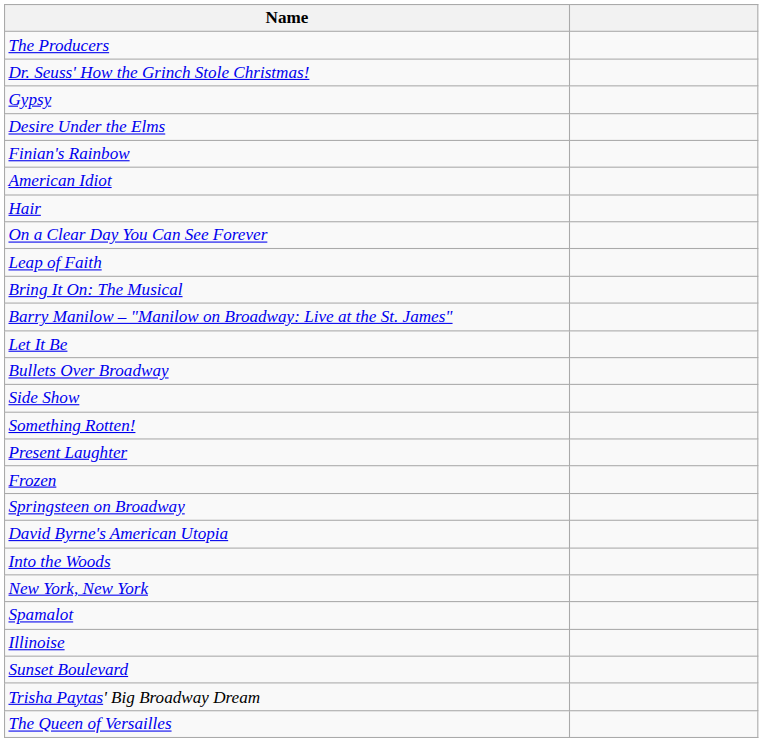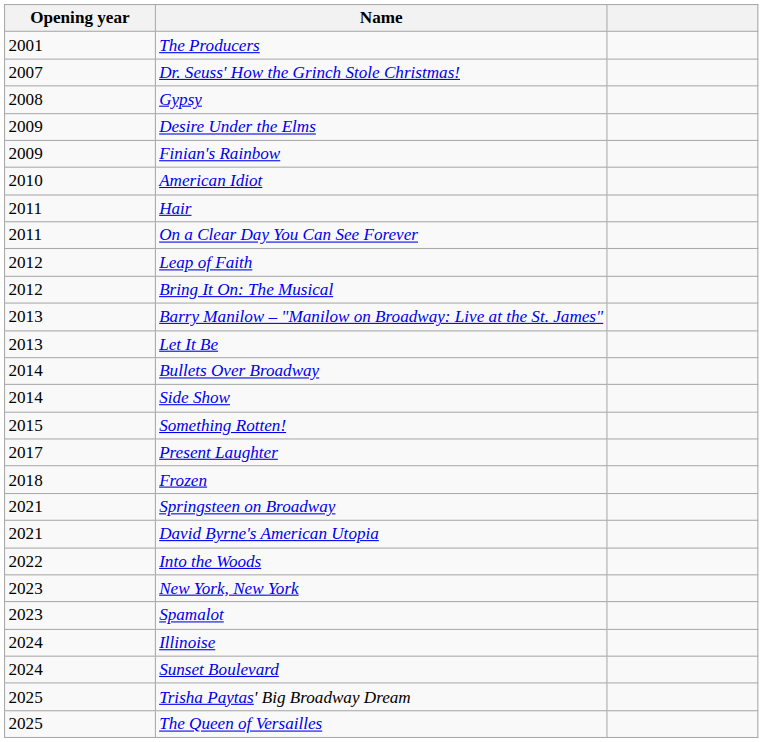+ column: (80, 18)
